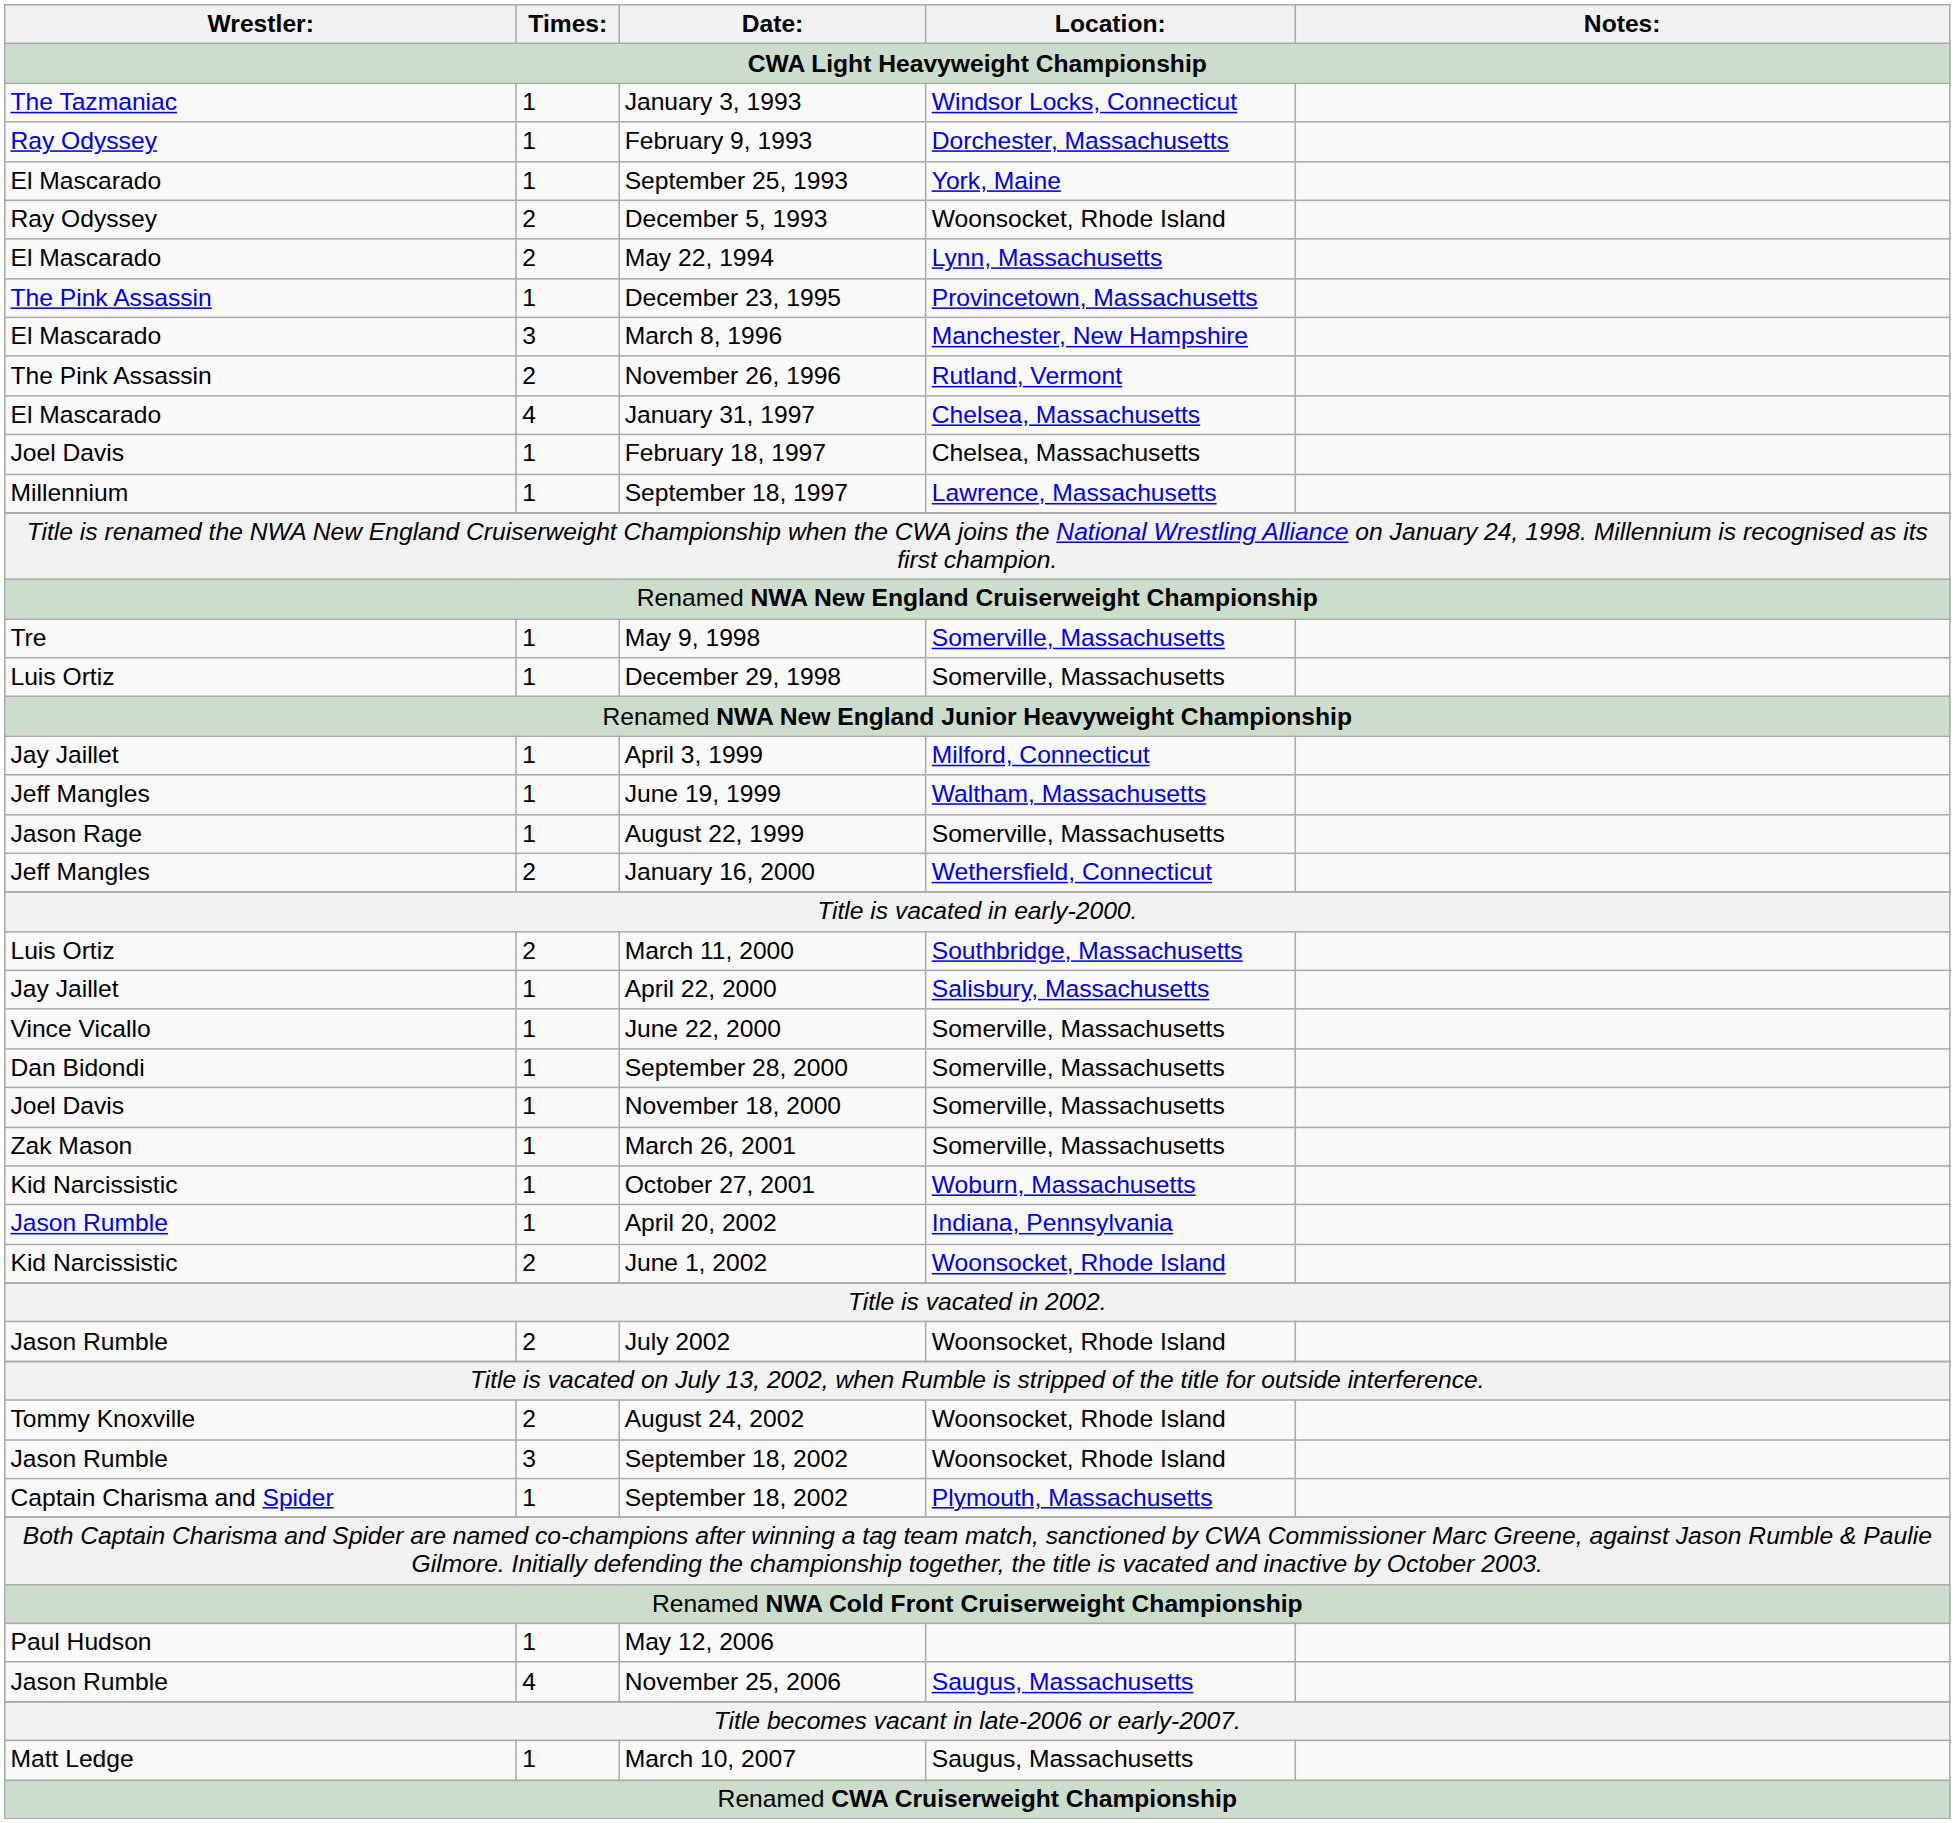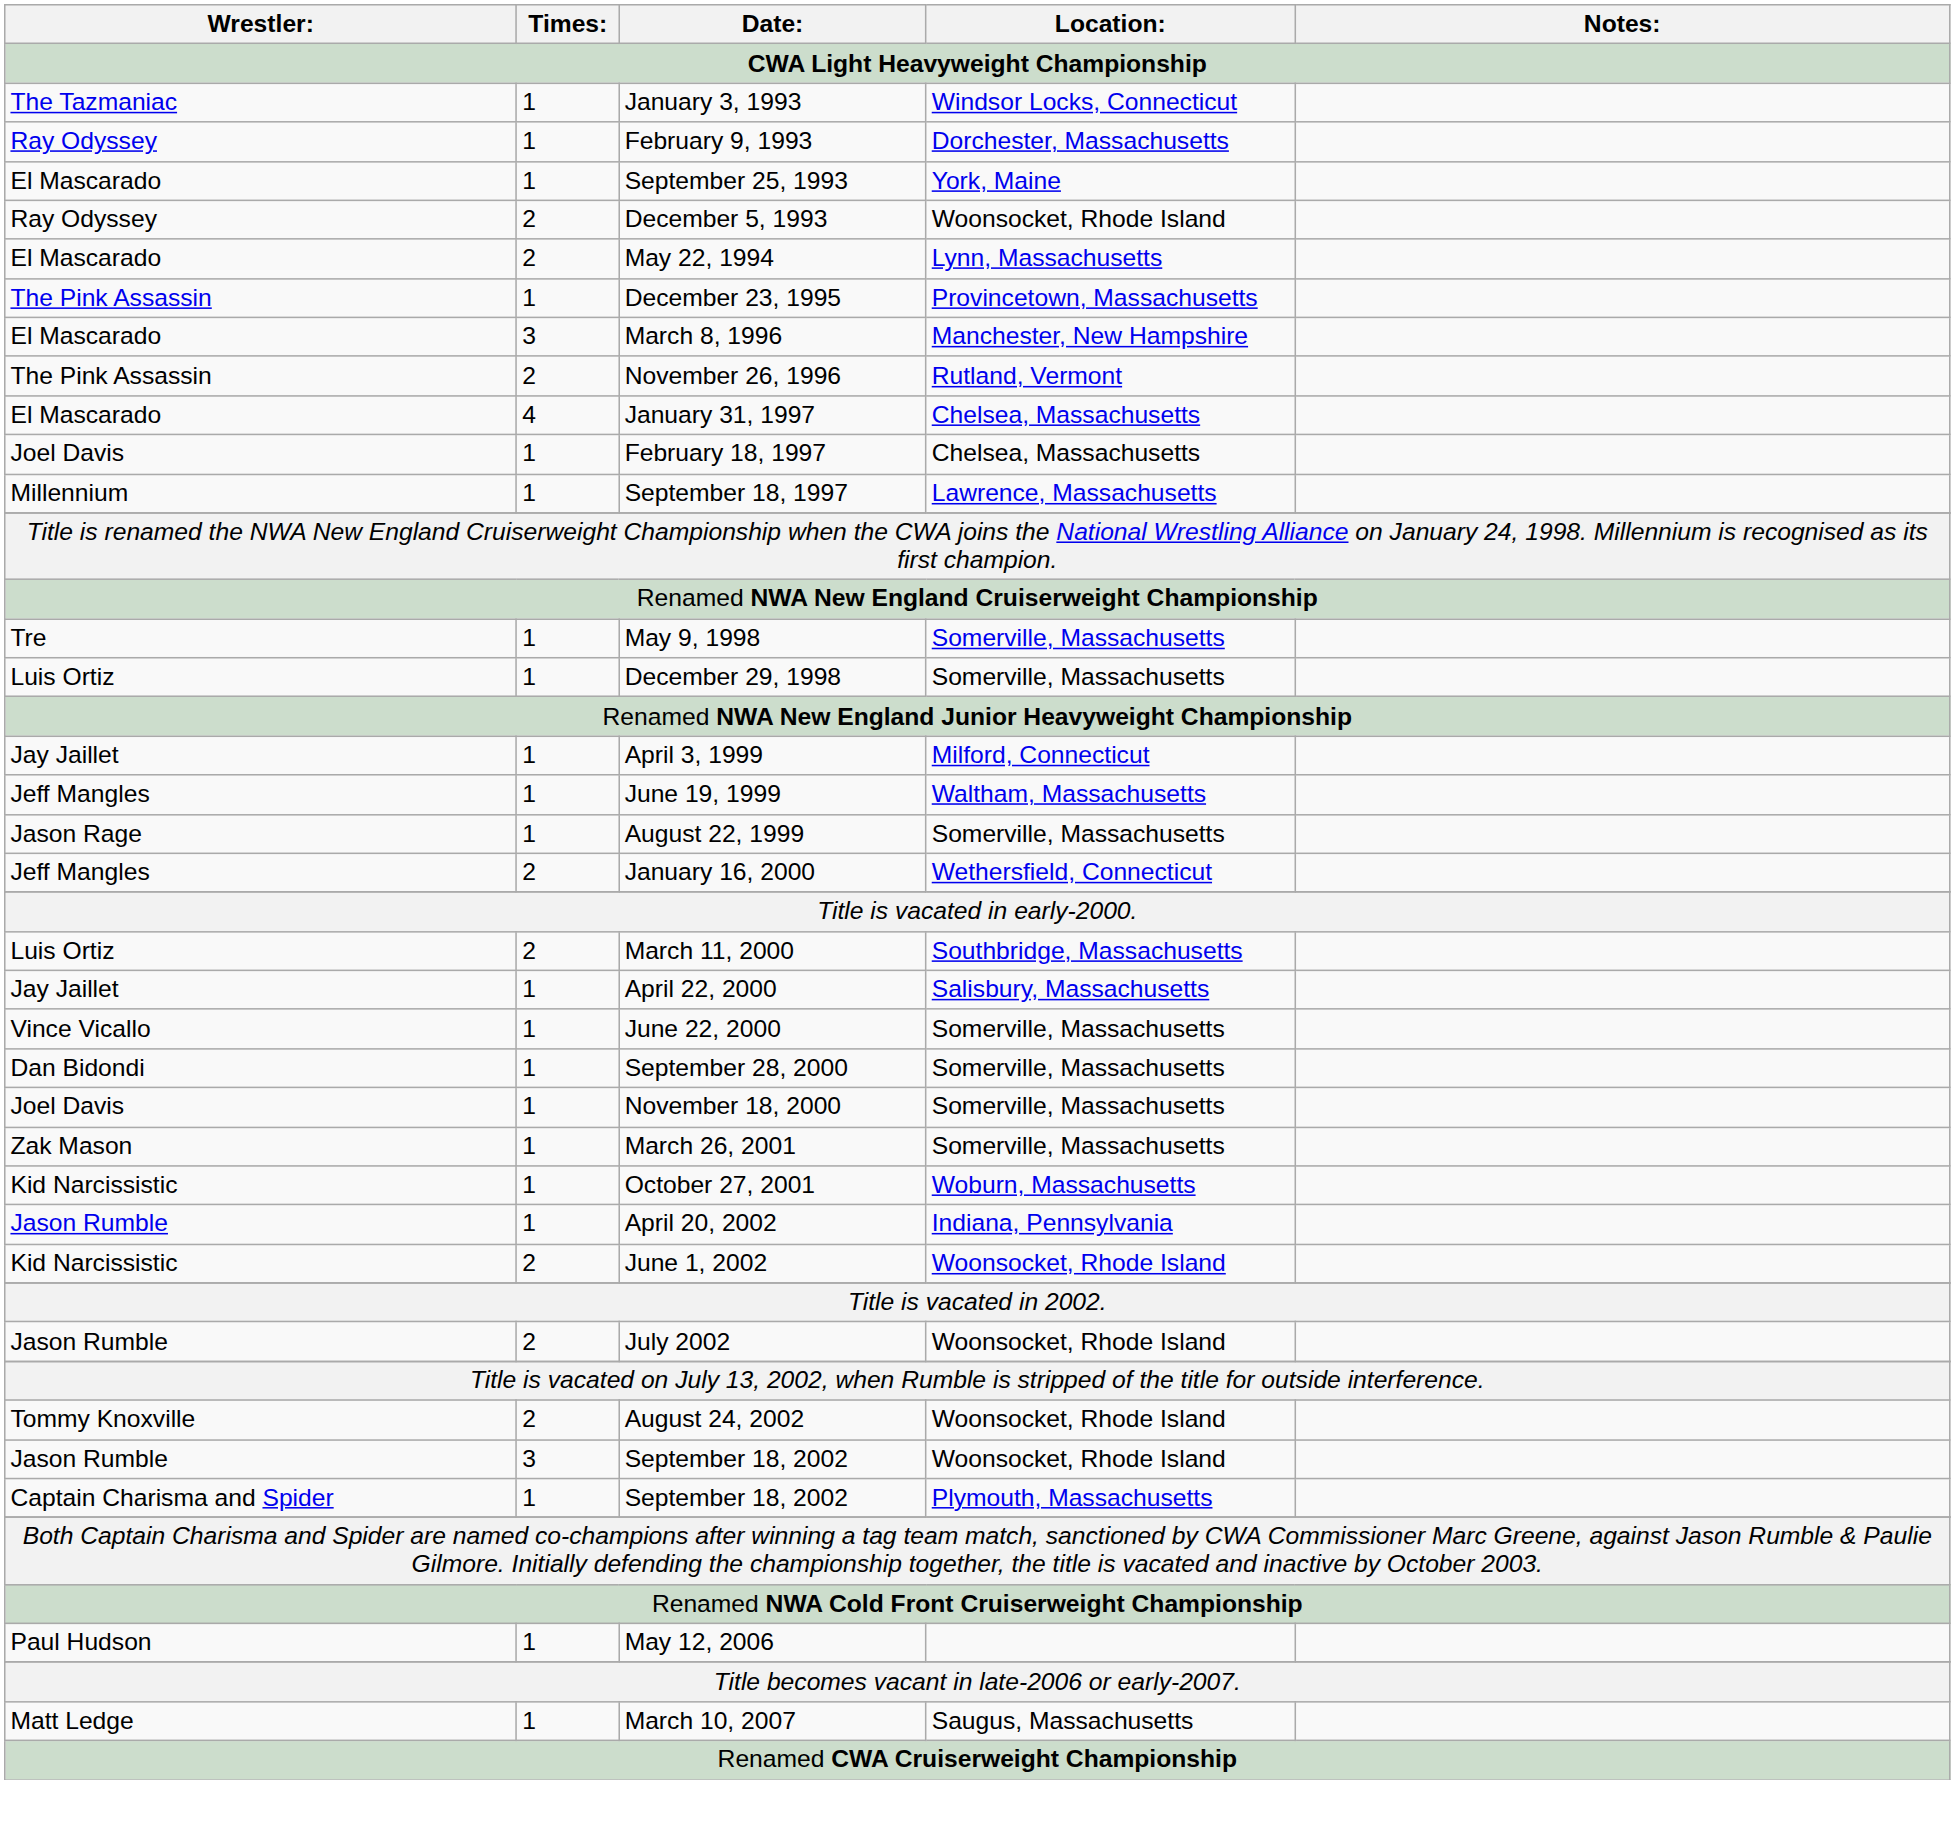- row: (89, 1681)
